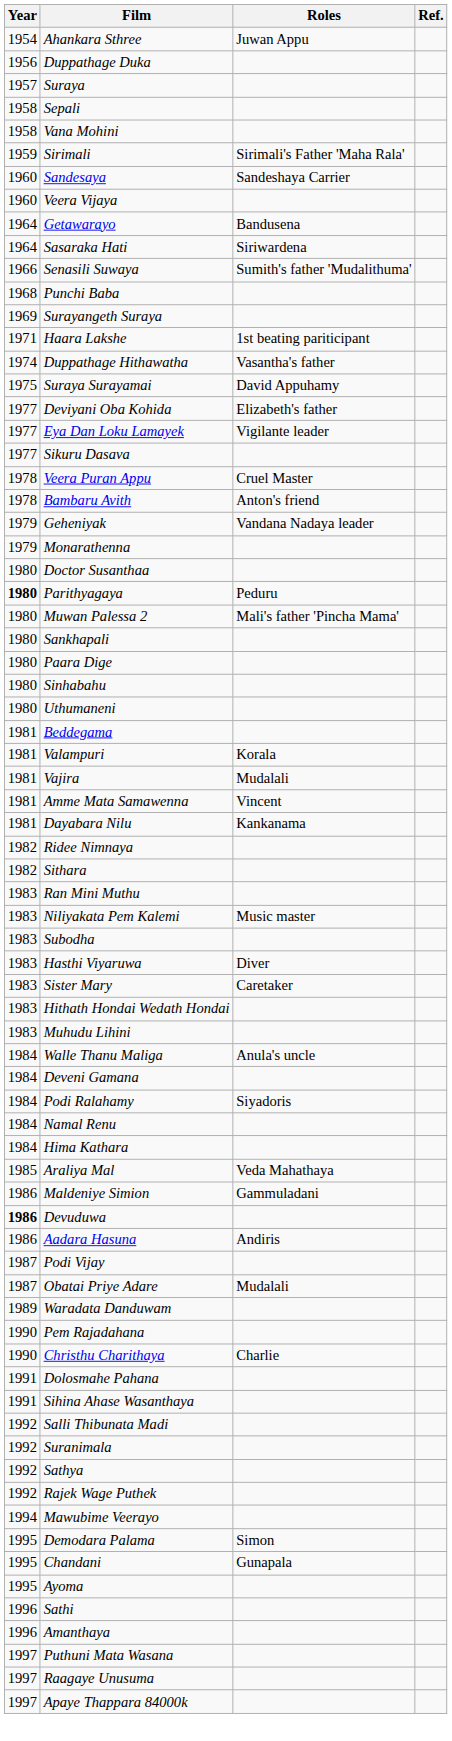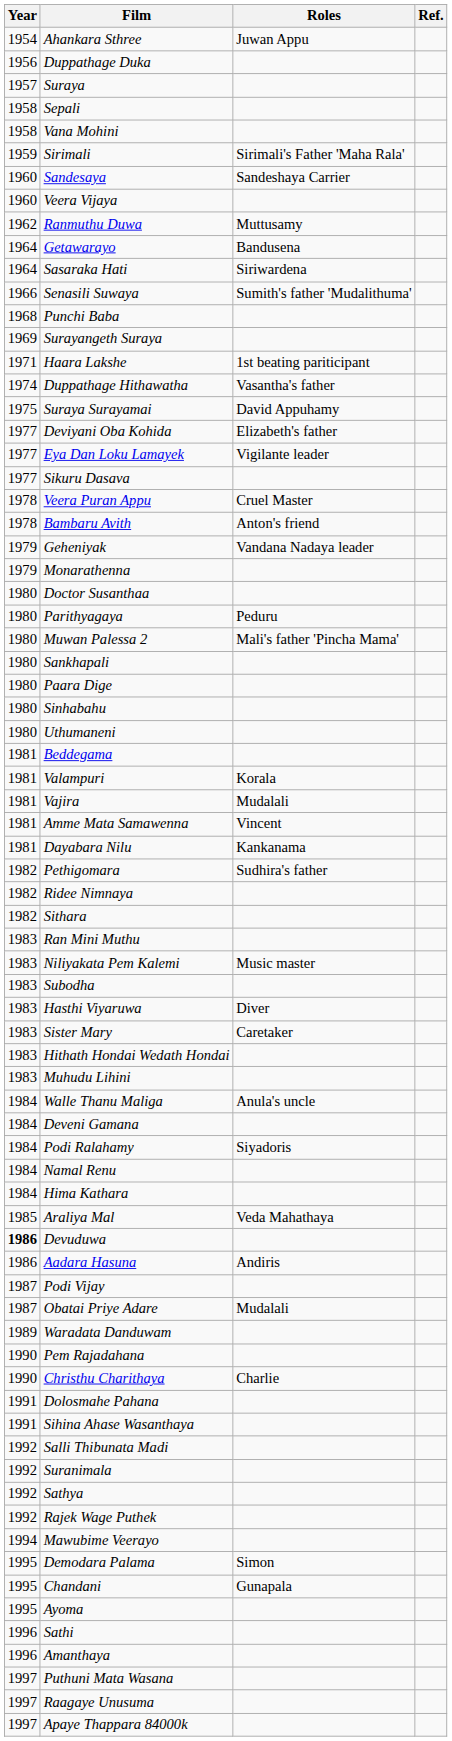+ row: (93, 223)
(22, 593) bold -> (22, 616) normal
+ row: (82, 870)
- row: (96, 1193)
